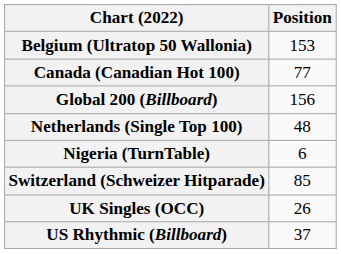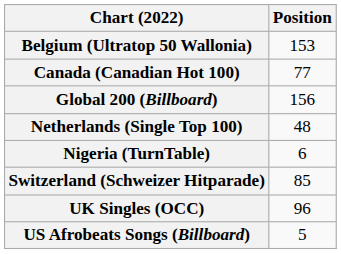(302, 208) 26 -> (302, 208) 96
+ row: (137, 235)
- row: (137, 235)
